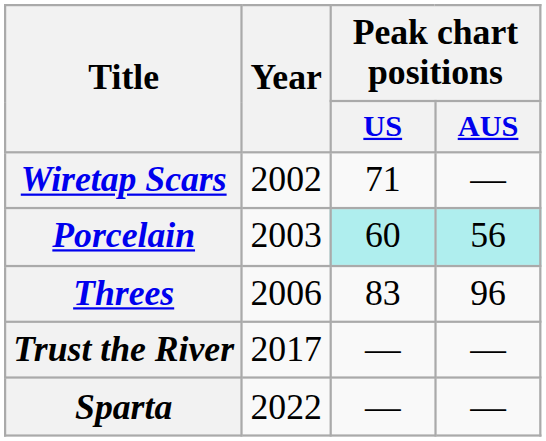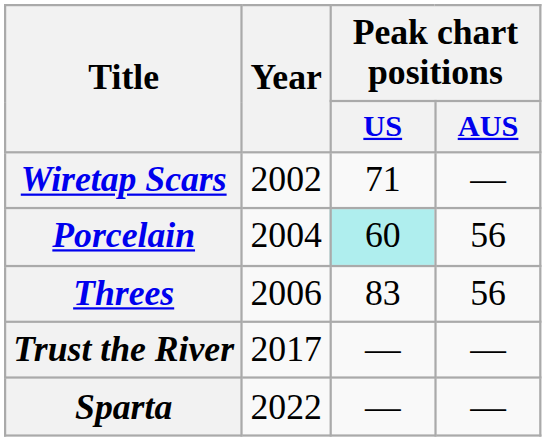(286, 236) 2003 -> (286, 236) 2004
(488, 236) paleturquoise background -> (488, 236) no background
(488, 292) 96 -> (488, 292) 56
